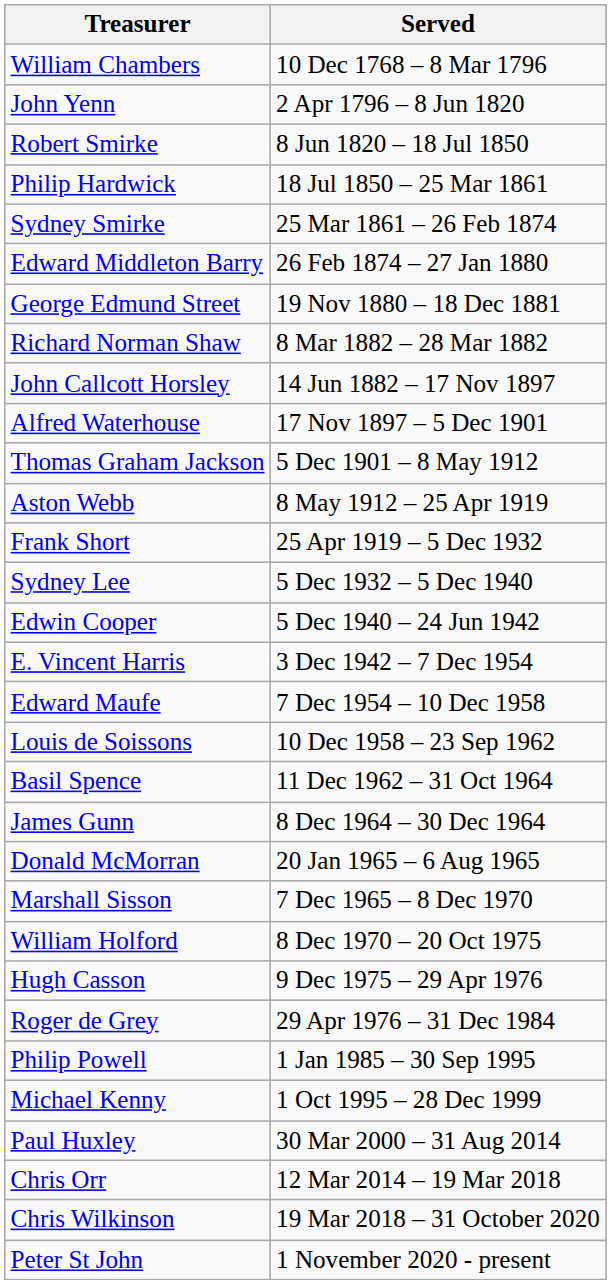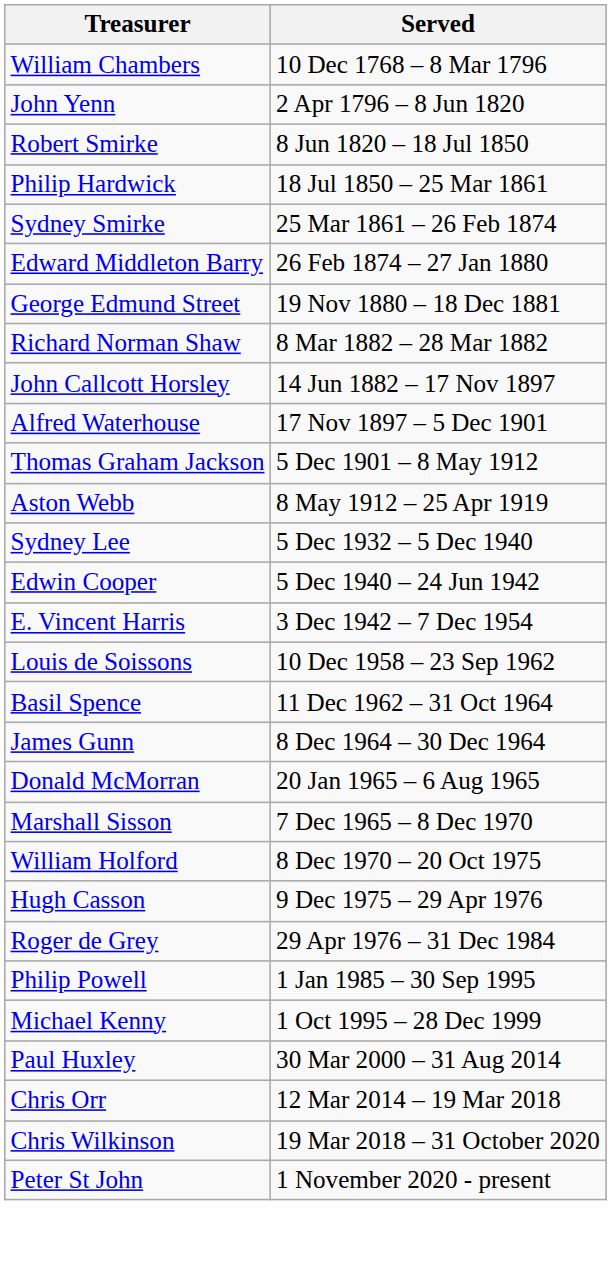- row: (70, 542)
- row: (86, 701)
